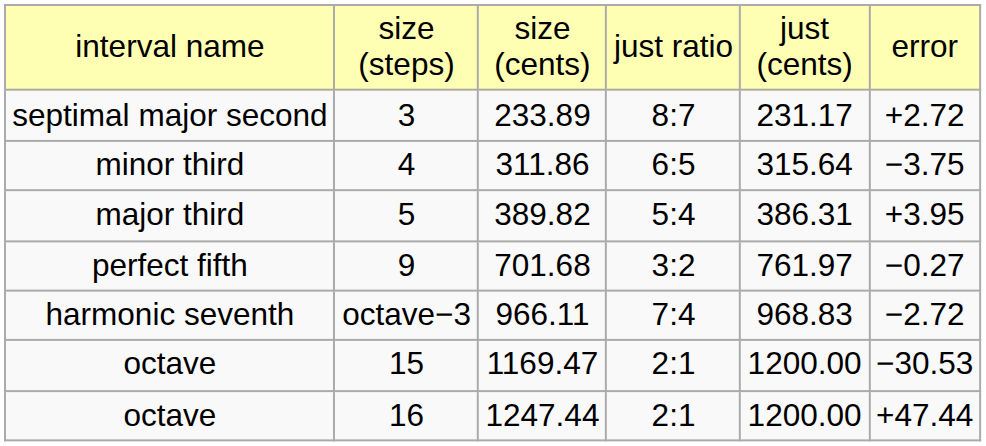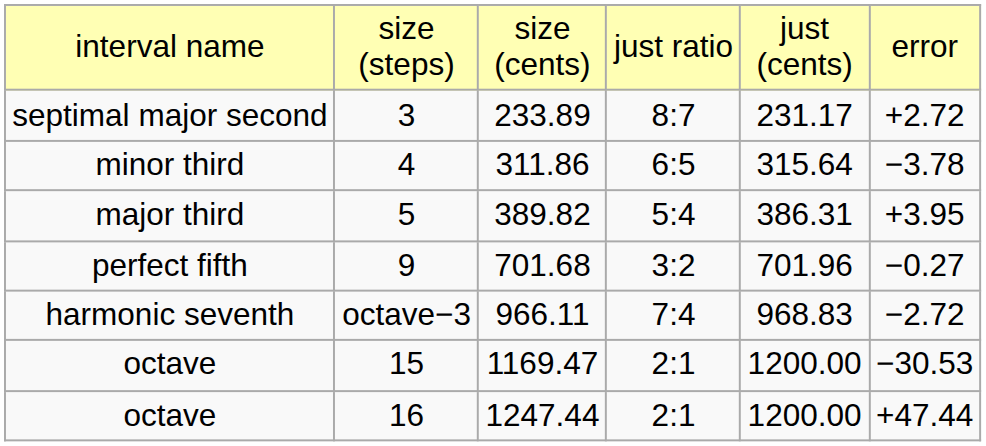(925, 164) −3.75 -> (925, 164) −3.78
(805, 264) 761.97 -> (805, 264) 701.96
